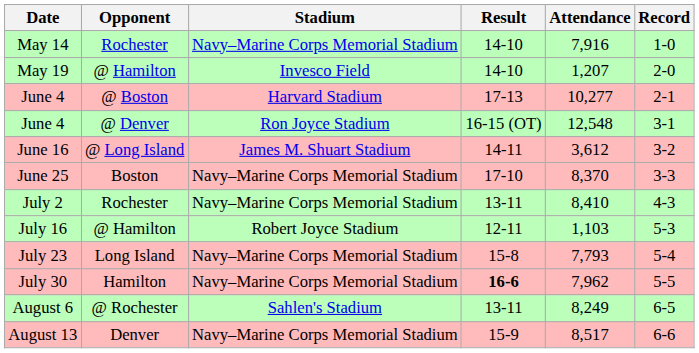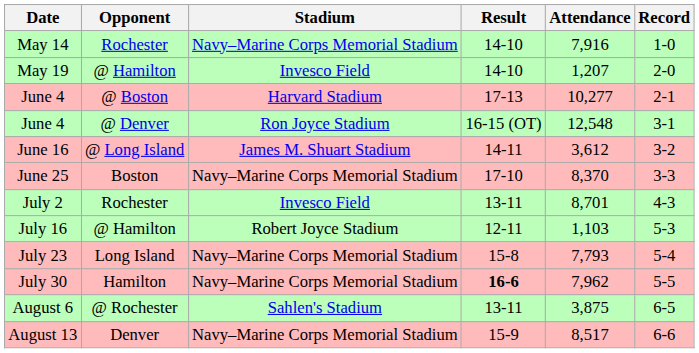(325, 202) Navy–Marine Corps Memorial Stadium -> (325, 202) Invesco Field
(590, 202) 8,410 -> (590, 202) 8,701
(590, 307) 8,249 -> (590, 307) 3,875
